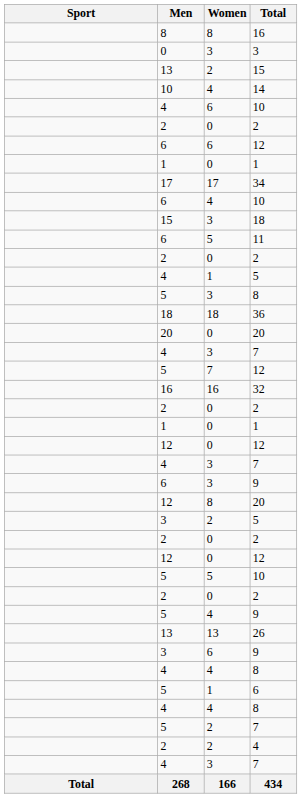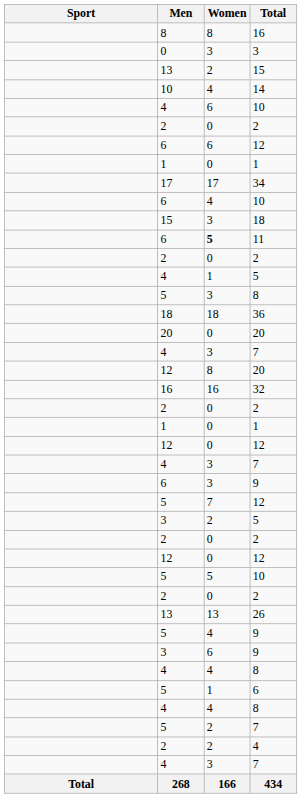(210, 239) normal -> (210, 239) bold
rows swapped: (164, 370) <-> (166, 502)
rows swapped: (166, 633) <-> (164, 614)
